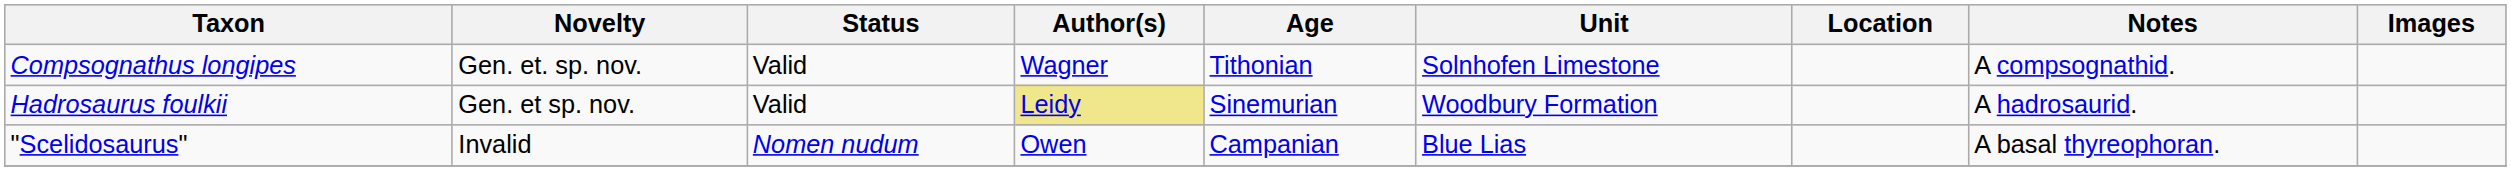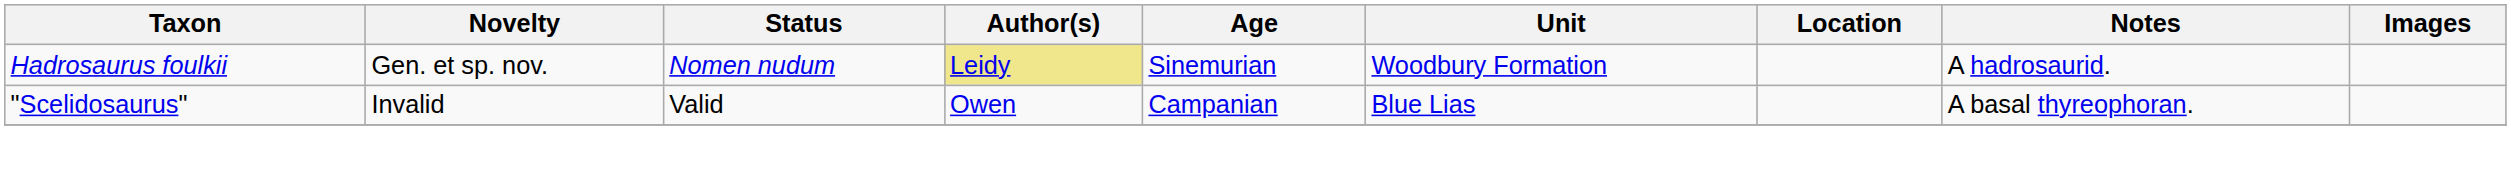- row: (153, 64)
(780, 104) Valid -> (752, 64) Nomen nudum
(836, 144) Nomen nudum -> (696, 104) Valid
